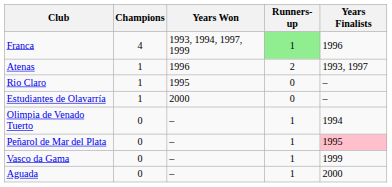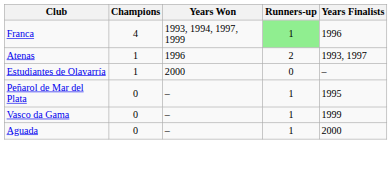- row: (26, 83)
- row: (45, 120)
(333, 142) pink background -> (331, 93) no background
